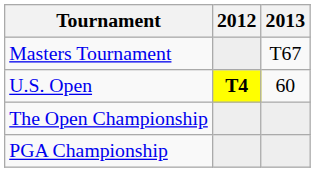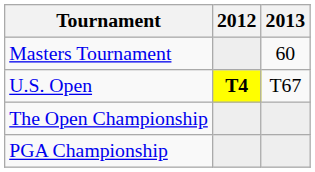(285, 53) T67 -> (285, 53) 60
(285, 86) 60 -> (285, 86) T67
